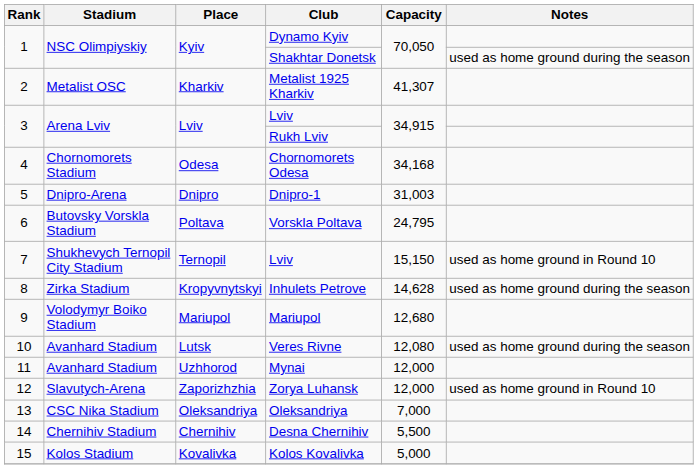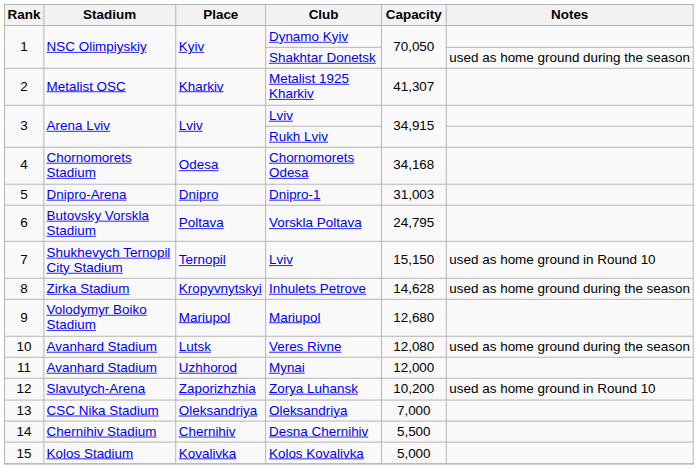(414, 389) 12,000 -> (414, 389) 10,200
